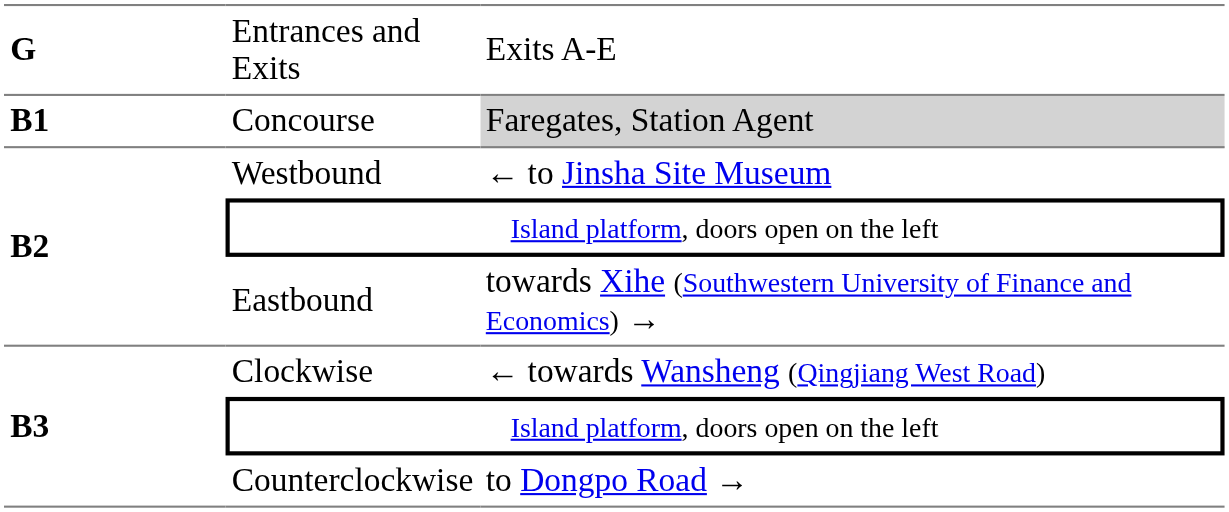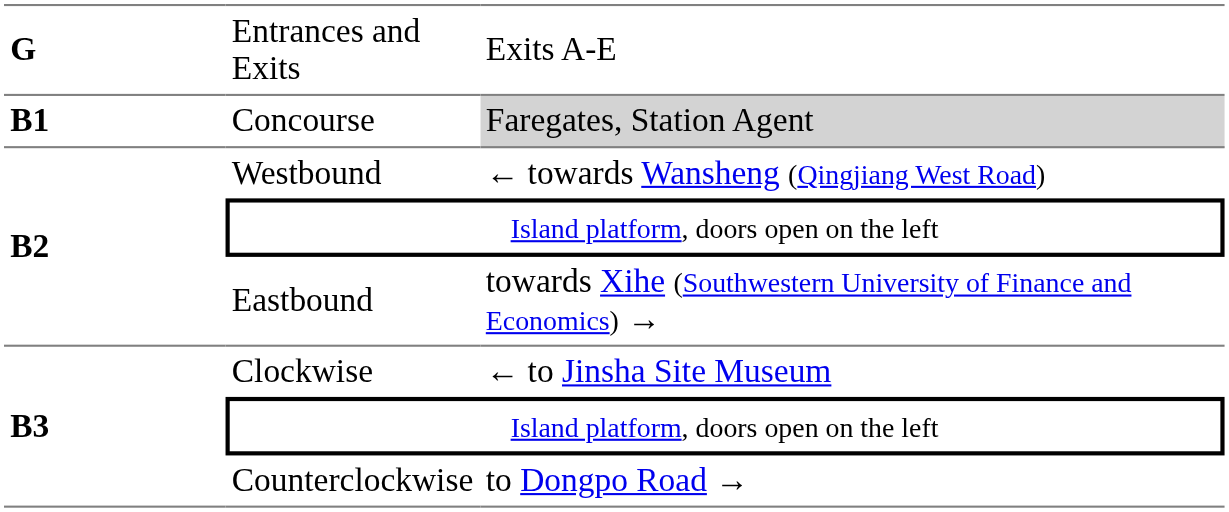(659, 172) ← to Jinsha Site Museum -> (766, 172) ← towards Wansheng (Qingjiang West Road)
(766, 371) ← towards Wansheng (Qingjiang West Road) -> (659, 371) ← to Jinsha Site Museum
